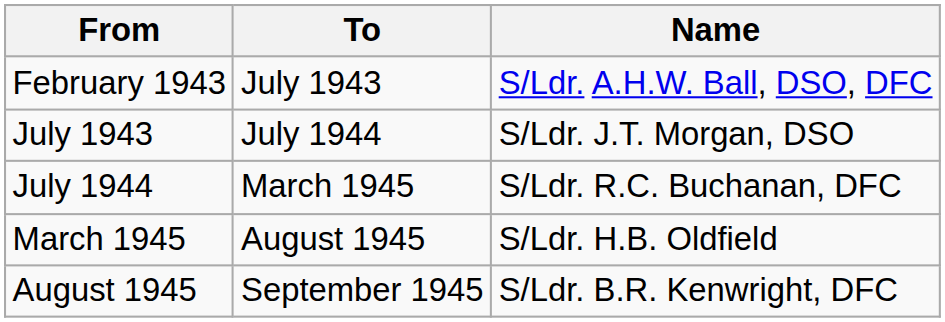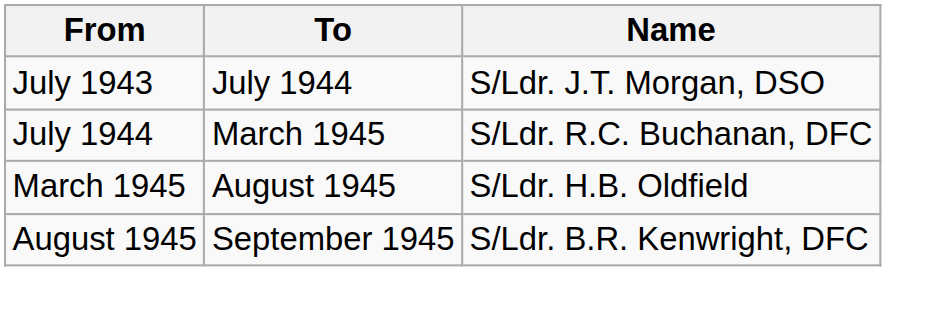- row: (119, 82)
